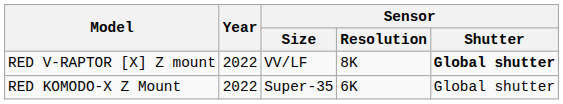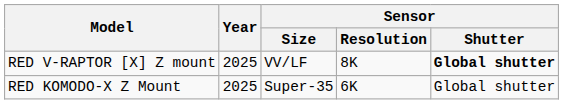(240, 63) 2022 -> (240, 63) 2025
(240, 87) 2022 -> (240, 87) 2025
